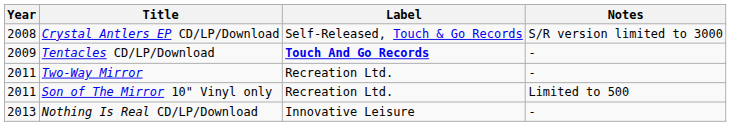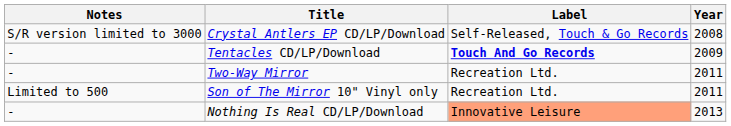columns swapped: (22, 14) <-> (626, 14)
(350, 112) no background -> (516, 112) lightsalmon background
